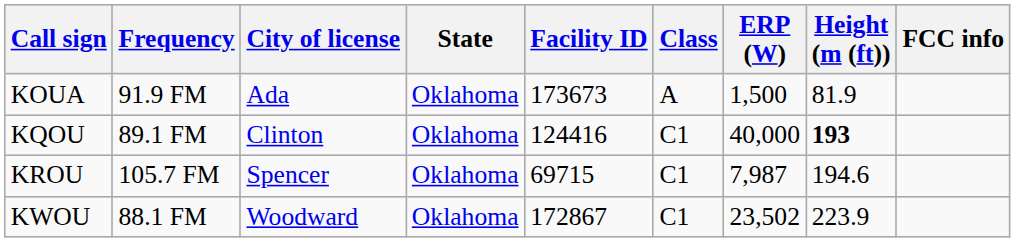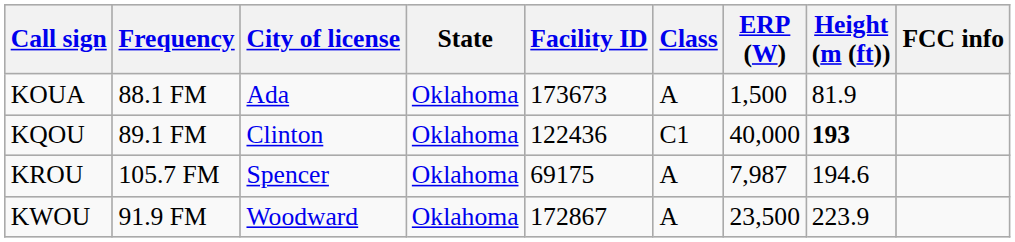(163, 94) 91.9 FM -> (163, 94) 88.1 FM
(569, 134) 124416 -> (569, 134) 122436
(562, 175) 69715 -> (562, 175) 69175
(674, 175) C1 -> (669, 175) A
(163, 216) 88.1 FM -> (163, 216) 91.9 FM
(674, 216) C1 -> (669, 216) A
(765, 216) 23,502 -> (765, 216) 23,500
